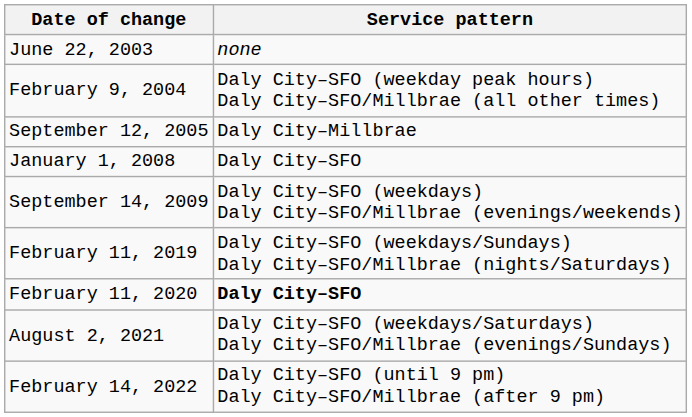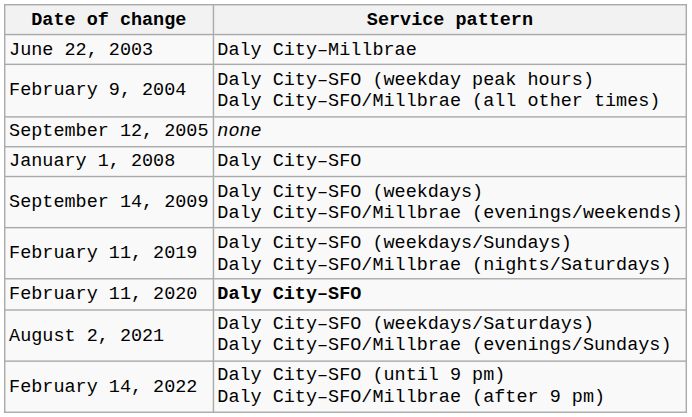(239, 50) none -> (317, 50) Daly City–Millbrae
(317, 131) Daly City–Millbrae -> (239, 131) none
